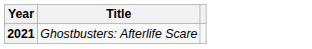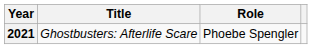+ column: (251, 14)
